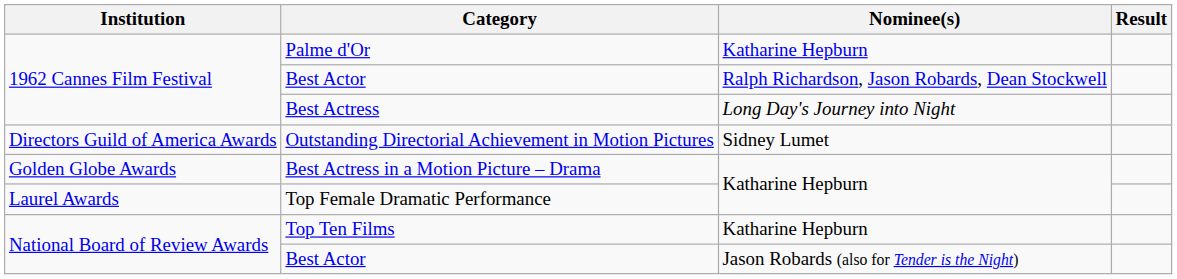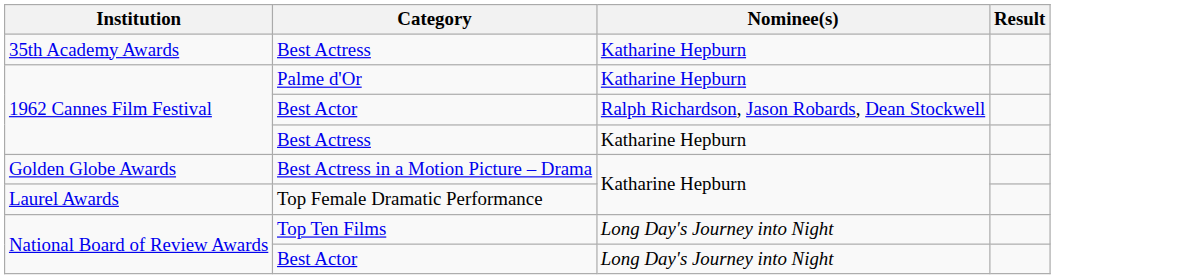+ row: (94, 49)
(839, 109) Long Day's Journey into Night -> (673, 139) Katharine Hepburn
- row: (143, 139)
(795, 229) Katharine Hepburn -> (717, 229) Long Day's Journey into Night
(870, 259) Jason Robards (also for Tender is the Night) -> (717, 259) Long Day's Journey into Night
